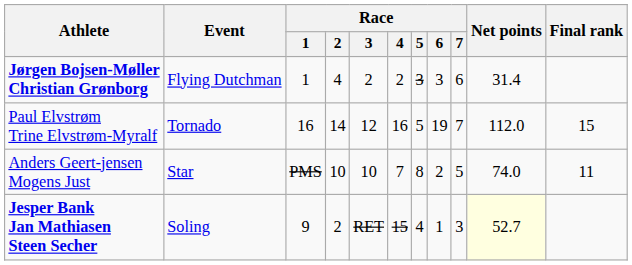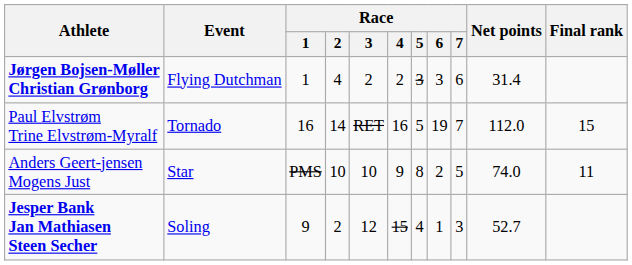(369, 126) 12 -> (369, 126) RET
(400, 172) 7 -> (400, 172) 9
(369, 227) RET -> (369, 227) 12
(506, 227) lightyellow background -> (506, 227) no background
